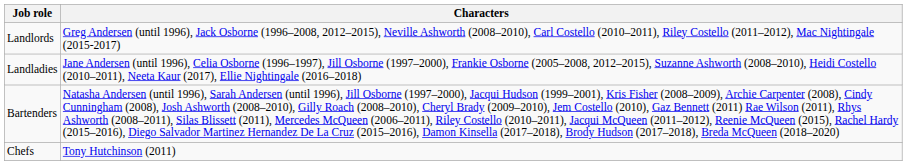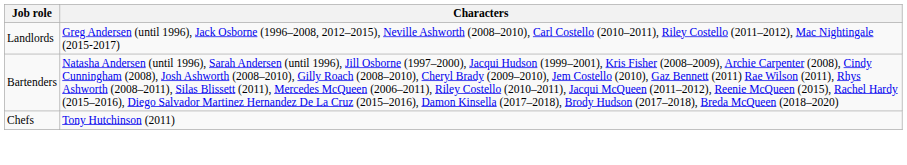- row: (32, 69)
